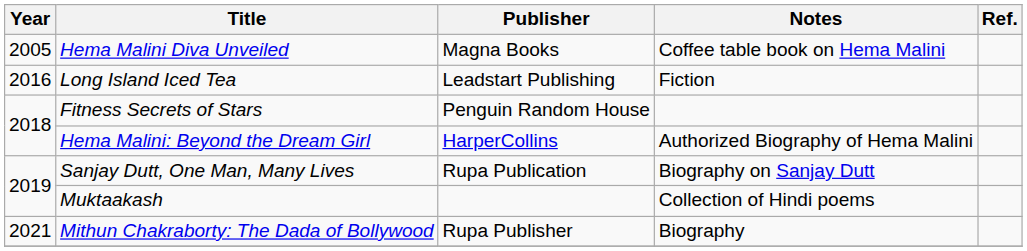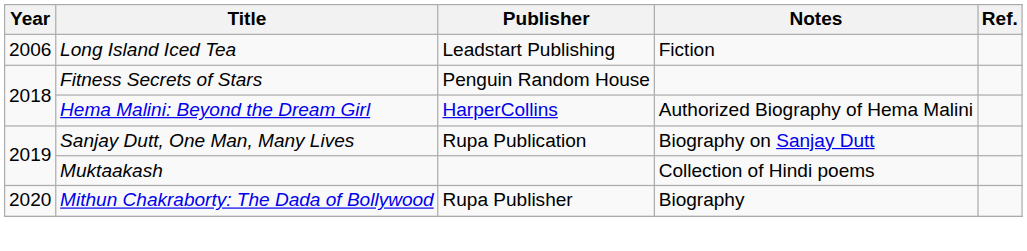- row: (174, 49)
(30, 79) 2016 -> (30, 49) 2006
(30, 230) 2021 -> (30, 200) 2020
